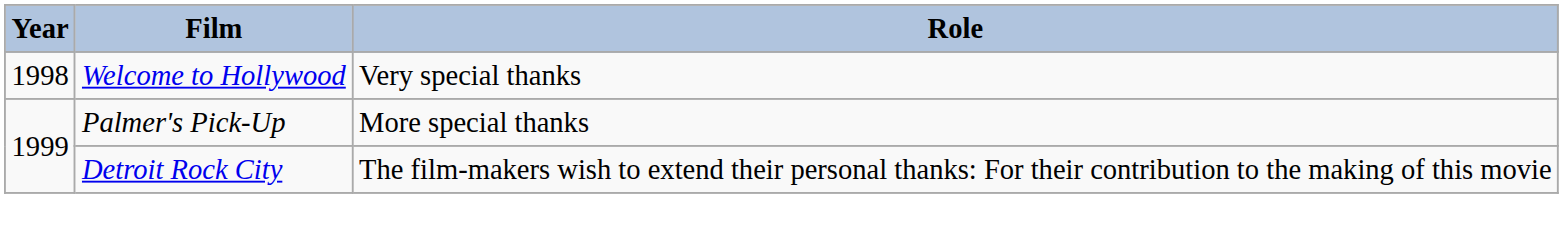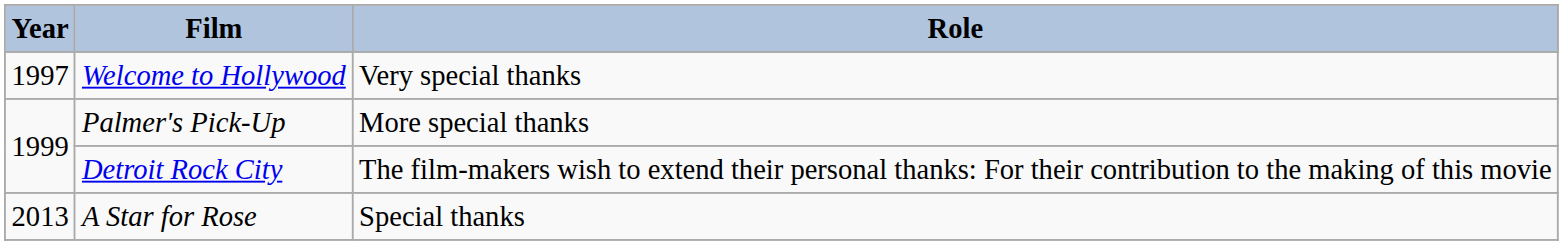(40, 75) 1998 -> (40, 75) 1997
+ row: (169, 216)
